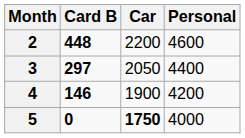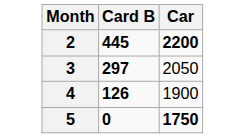- column: (202, 17)
(78, 42) 448 -> (116, 42) 445
(143, 42) normal -> (180, 42) bold
(78, 94) 146 -> (116, 94) 126
